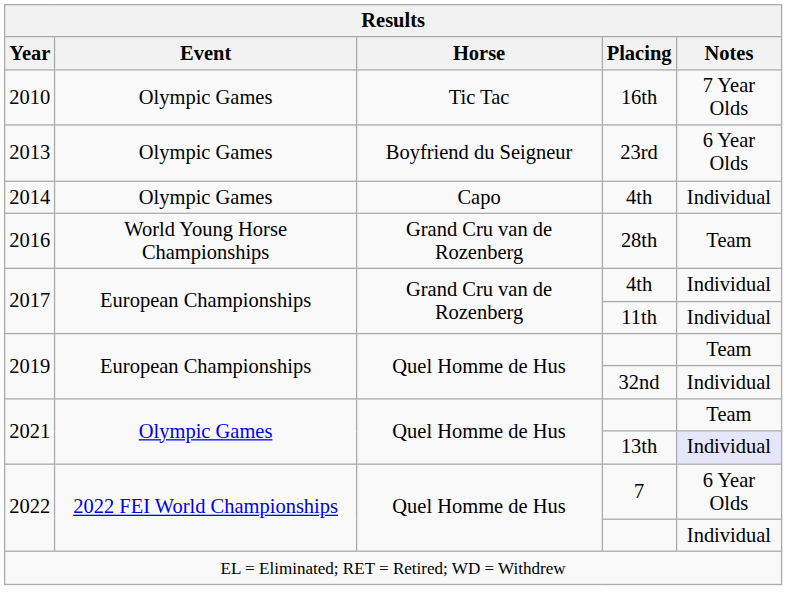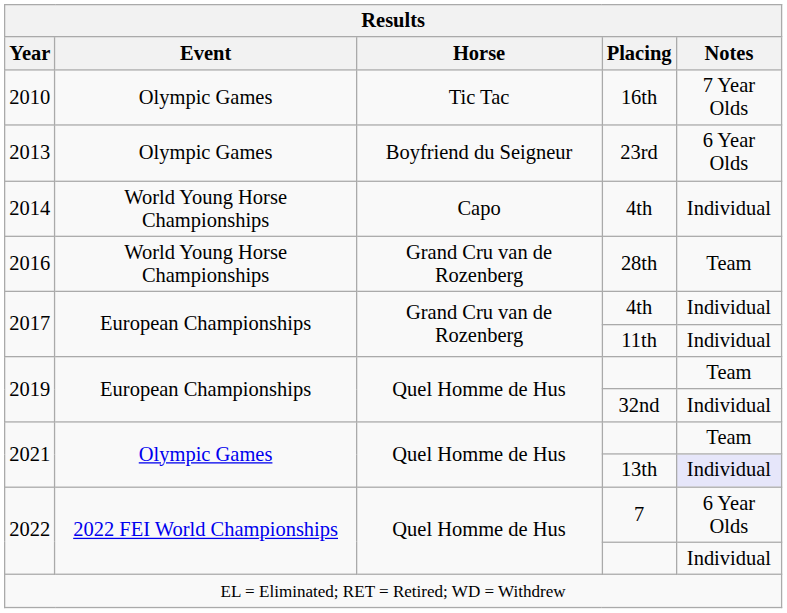(206, 196) Olympic Games -> (206, 208) World Young Horse Championships
